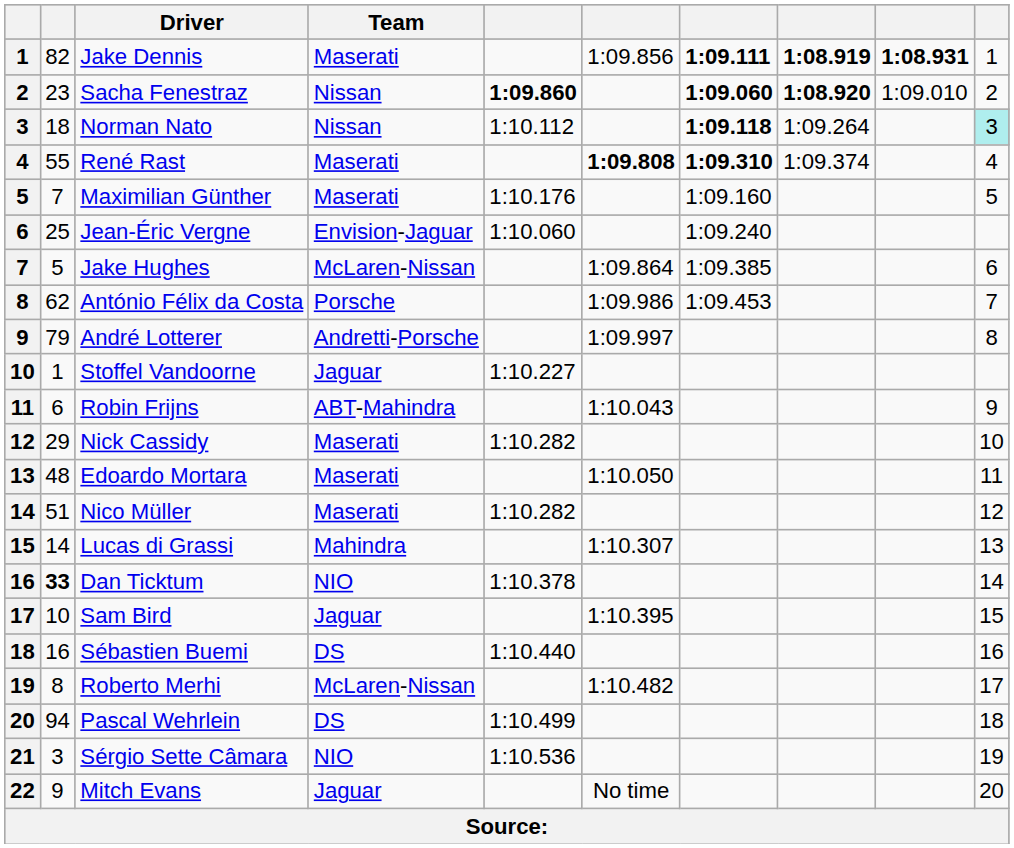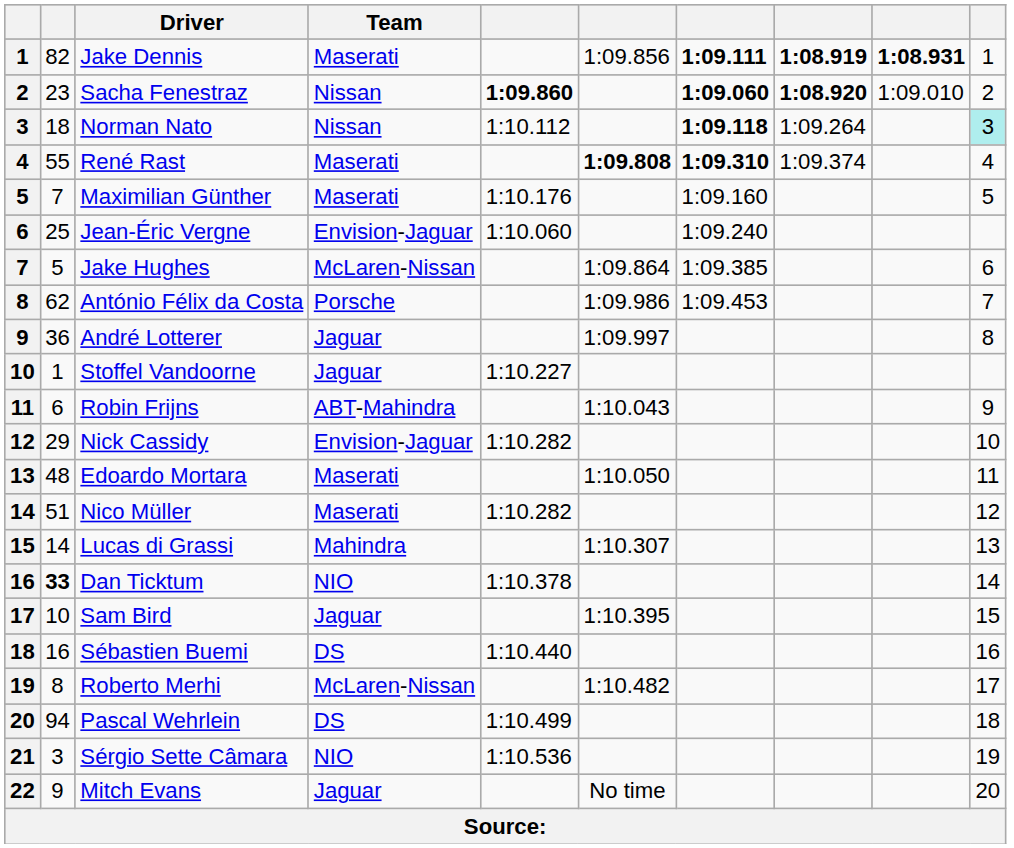(58, 336) 79 -> (58, 336) 36
(396, 336) Andretti-Porsche -> (348, 336) Jaguar
(356, 441) Maserati -> (393, 441) Envision-Jaguar
